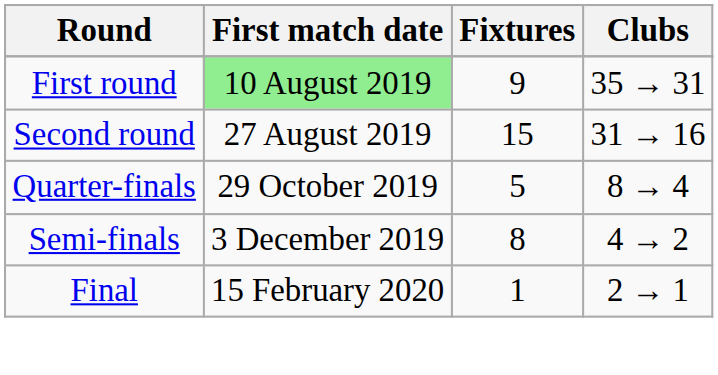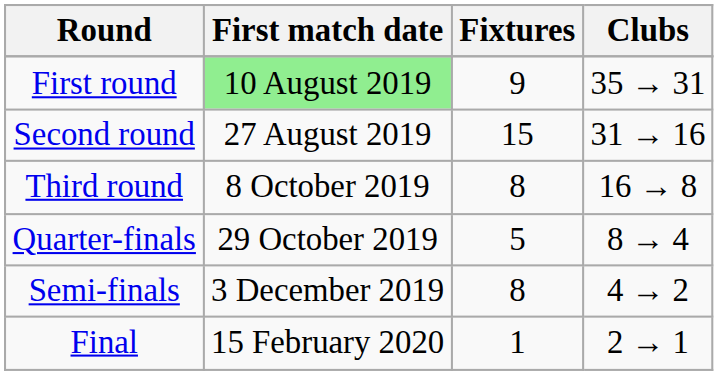+ row: (104, 186)
